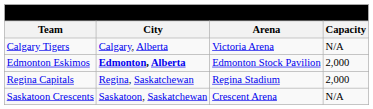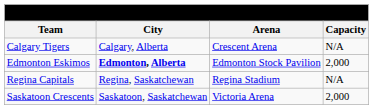(243, 46) Victoria Arena -> (245, 46) Crescent Arena
(337, 79) 2,000 -> (335, 79) N/A
(245, 96) Crescent Arena -> (243, 96) Victoria Arena
(335, 96) N/A -> (337, 96) 2,000
